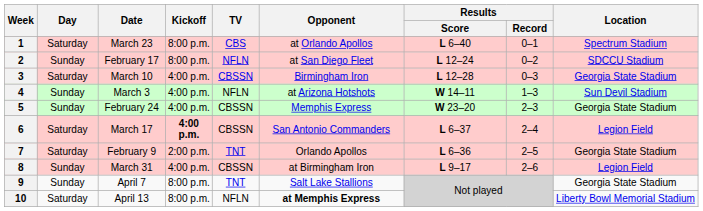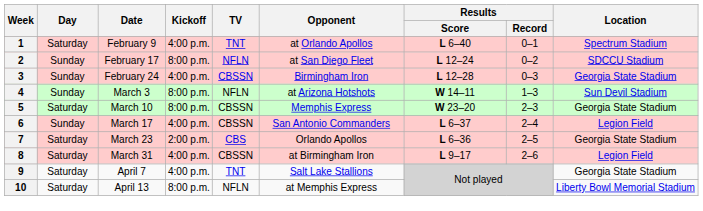(132, 45) March 23 -> (132, 45) February 9
(189, 45) 8:00 p.m. -> (189, 45) 4:00 p.m.
(236, 45) CBS -> (236, 45) TNT
(67, 76) Saturday -> (67, 76) Sunday
(132, 76) March 10 -> (132, 76) February 24
(189, 92) 4:00 p.m. -> (189, 92) 8:00 p.m.
(67, 108) Sunday -> (67, 108) Saturday
(132, 108) February 24 -> (132, 108) March 10
(189, 108) 4:00 p.m. -> (189, 108) 8:00 p.m.
(67, 130) Saturday -> (67, 124) Sunday
(189, 130) bold -> (189, 124) normal
(132, 151) February 9 -> (132, 140) March 23
(236, 151) TNT -> (236, 140) CBS
(67, 167) Sunday -> (67, 156) Saturday
(67, 183) Sunday -> (67, 172) Saturday
(189, 183) 8:00 p.m. -> (189, 172) 4:00 p.m.
(331, 199) bold -> (331, 188) normal
